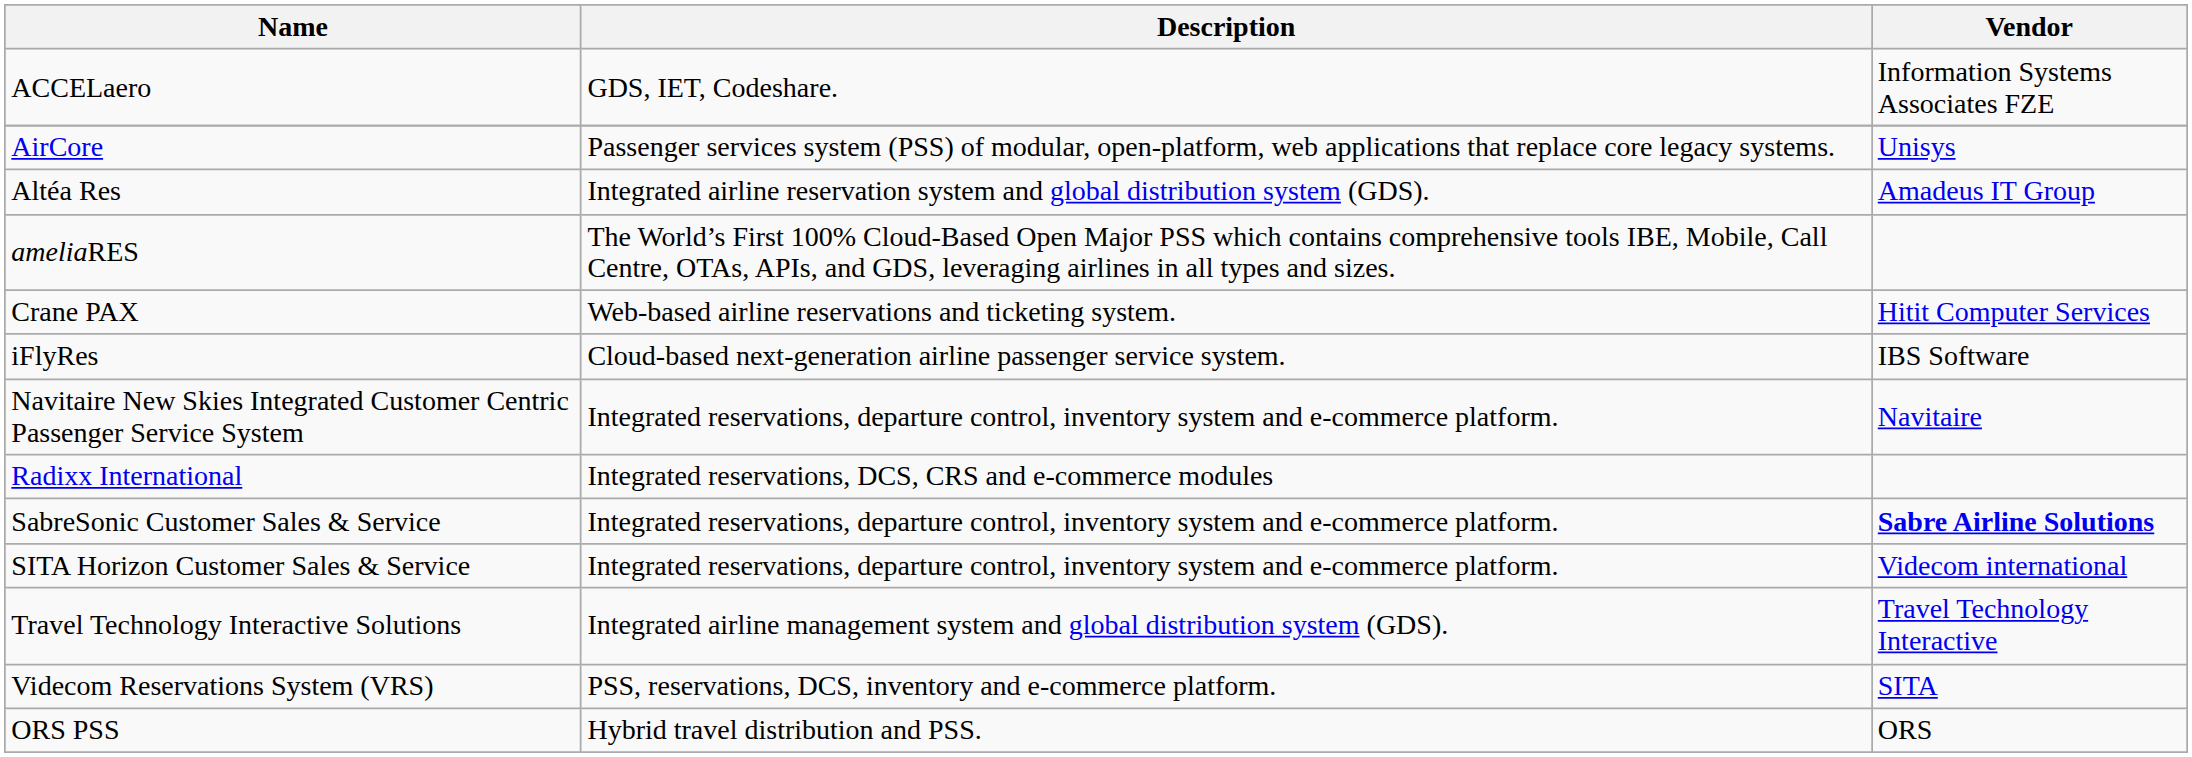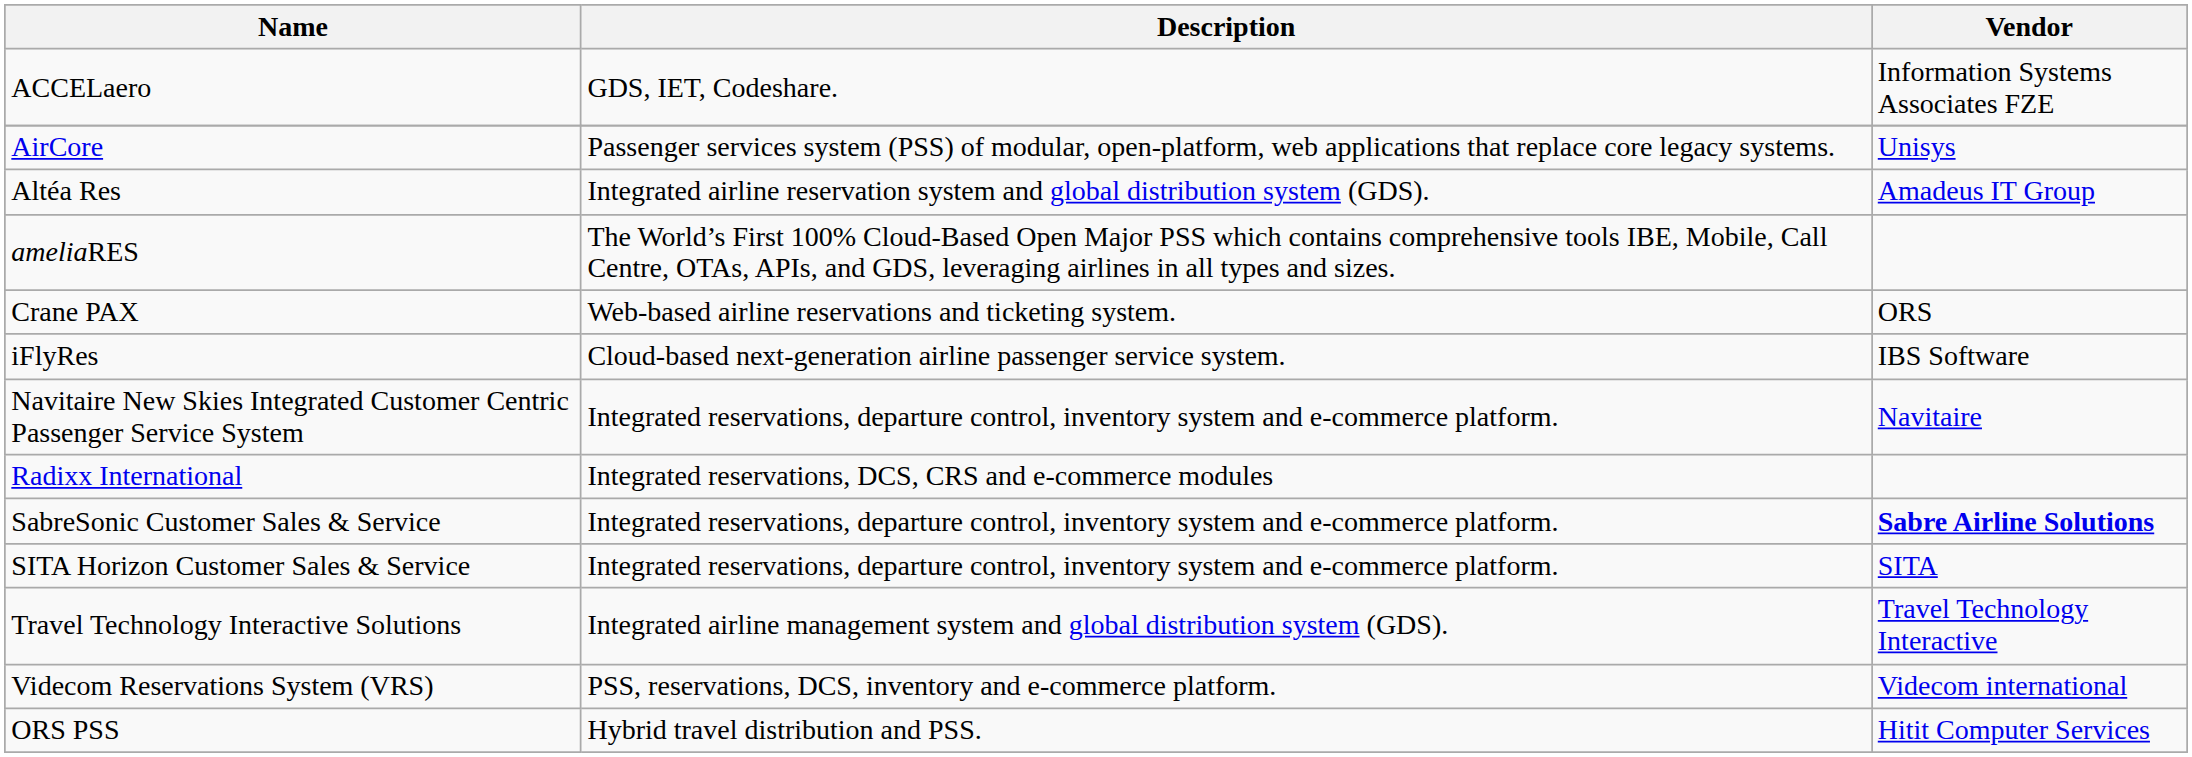(2014, 311) Hitit Computer Services -> (1905, 311) ORS
(2003, 565) Videcom international -> (1908, 565) SITA
(1908, 685) SITA -> (2003, 685) Videcom international
(1905, 729) ORS -> (2014, 729) Hitit Computer Services
